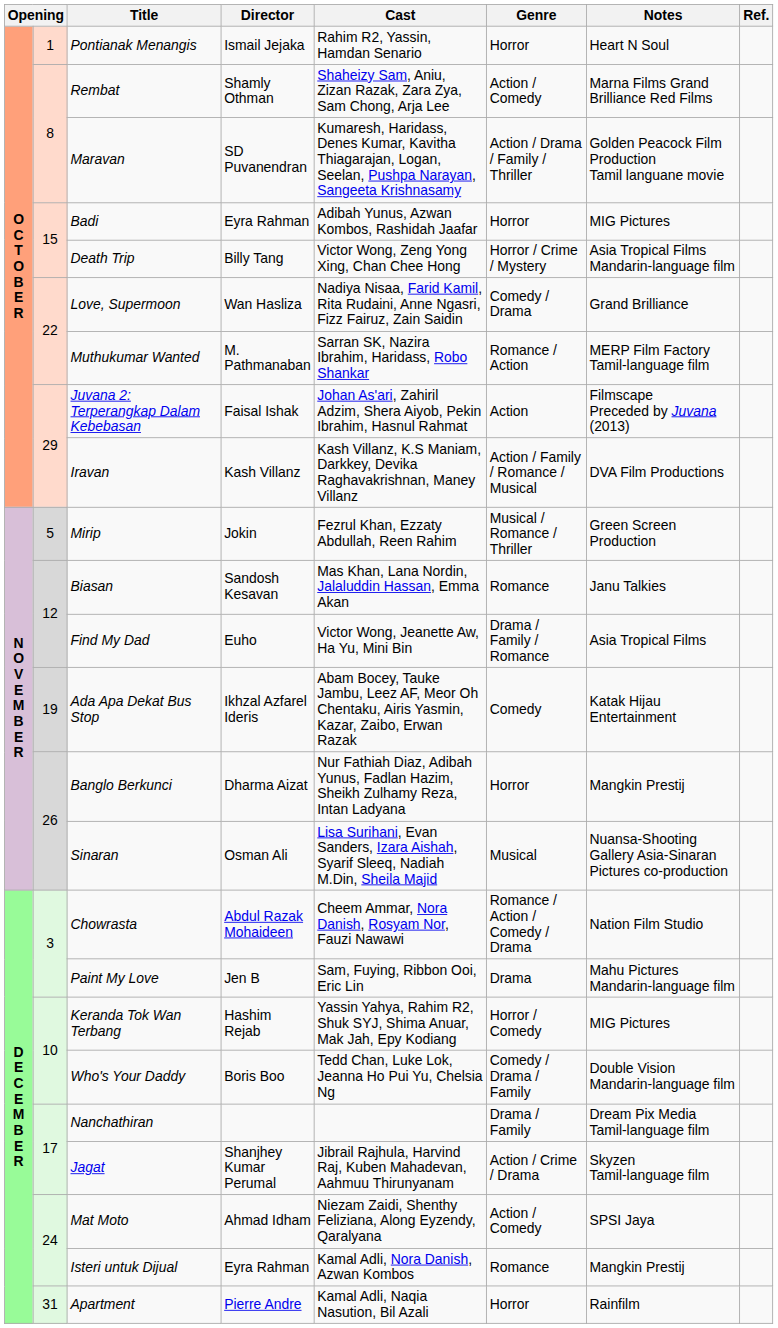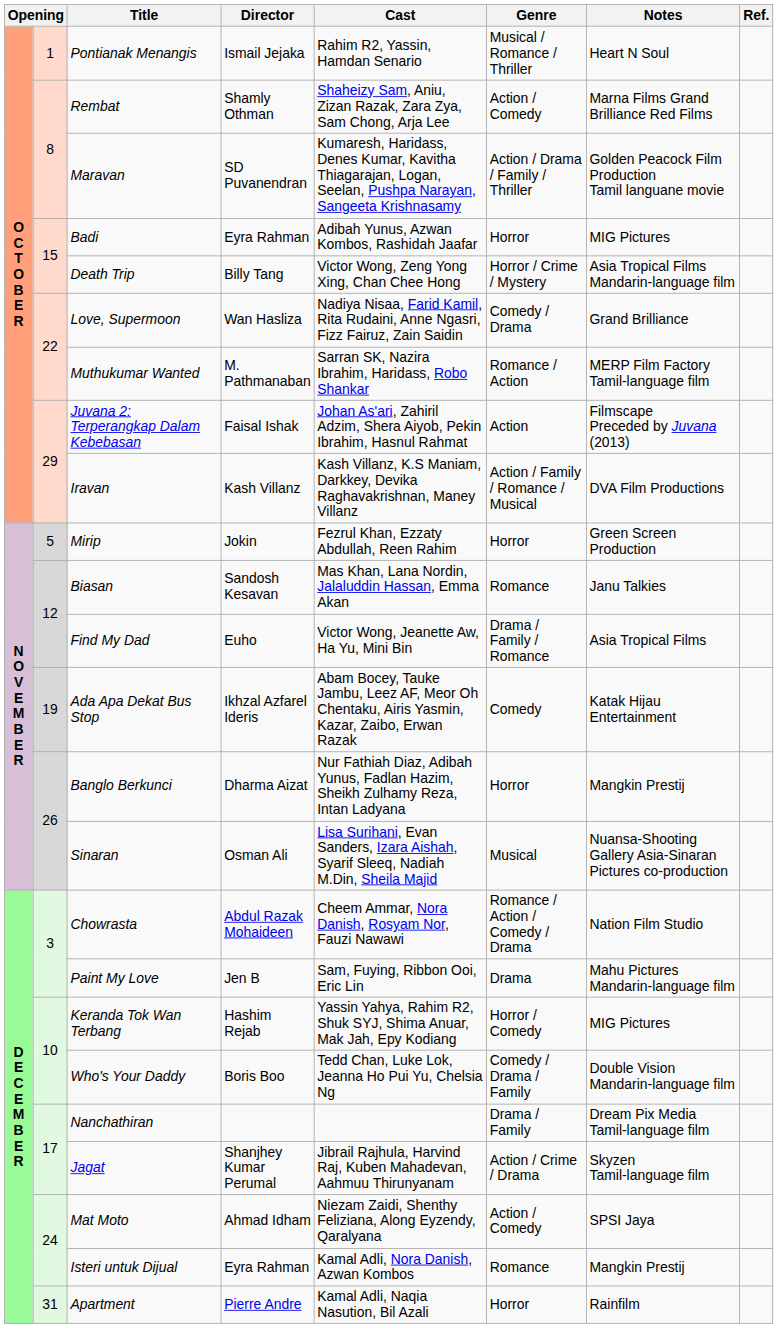(509, 45) Horror -> (523, 53) Musical / Romance / Thriller
(523, 533) Musical / Romance / Thriller -> (509, 541) Horror
